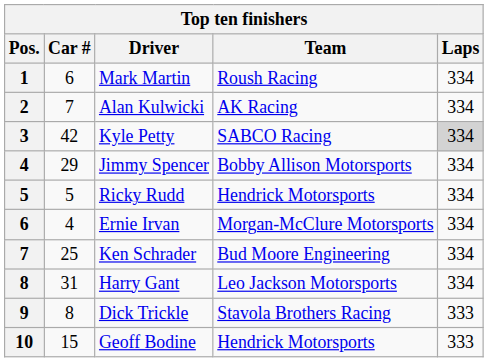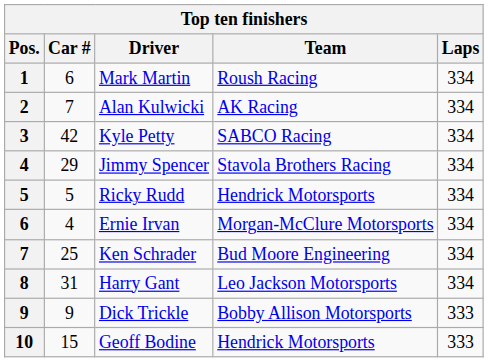(461, 136) lightgrey background -> (461, 136) no background
(315, 165) Bobby Allison Motorsports -> (304, 165) Stavola Brothers Racing
(69, 312) 8 -> (69, 312) 9
(304, 312) Stavola Brothers Racing -> (315, 312) Bobby Allison Motorsports
